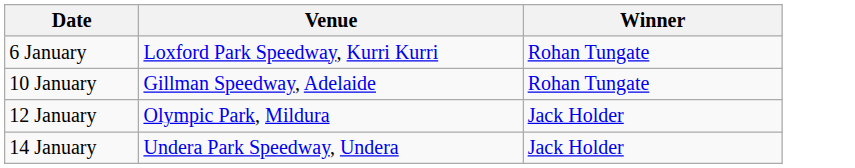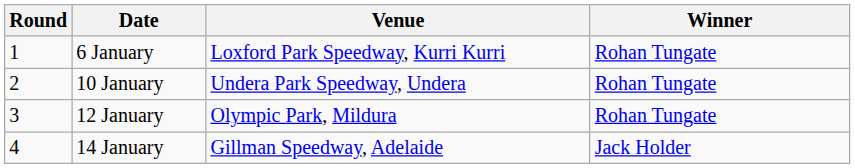+ column: (38, 20)
(260, 83) Gillman Speedway, Adelaide -> (338, 83) Undera Park Speedway, Undera
(576, 115) Jack Holder -> (656, 115) Rohan Tungate
(271, 147) Undera Park Speedway, Undera -> (327, 147) Gillman Speedway, Adelaide
